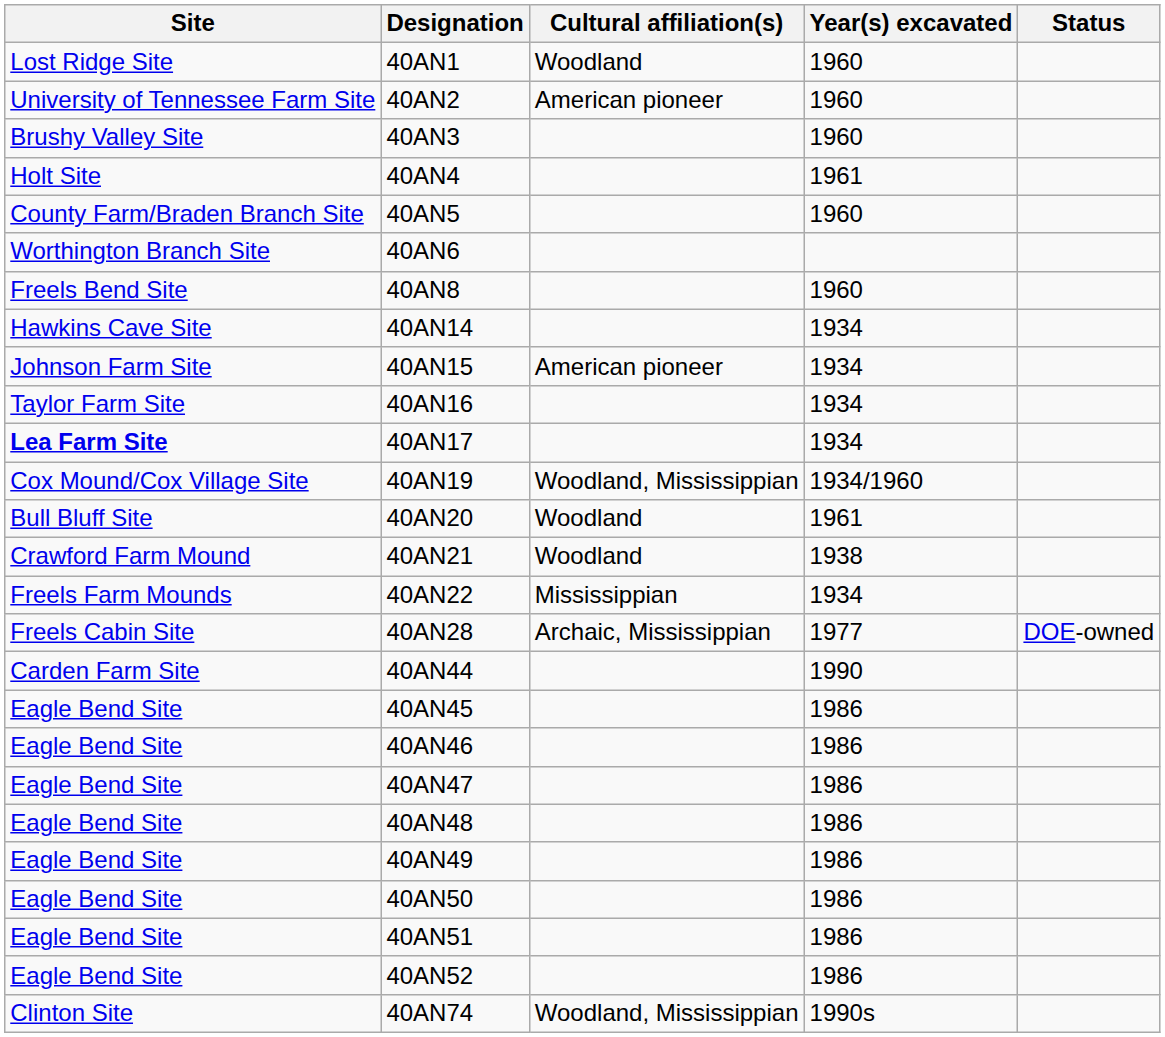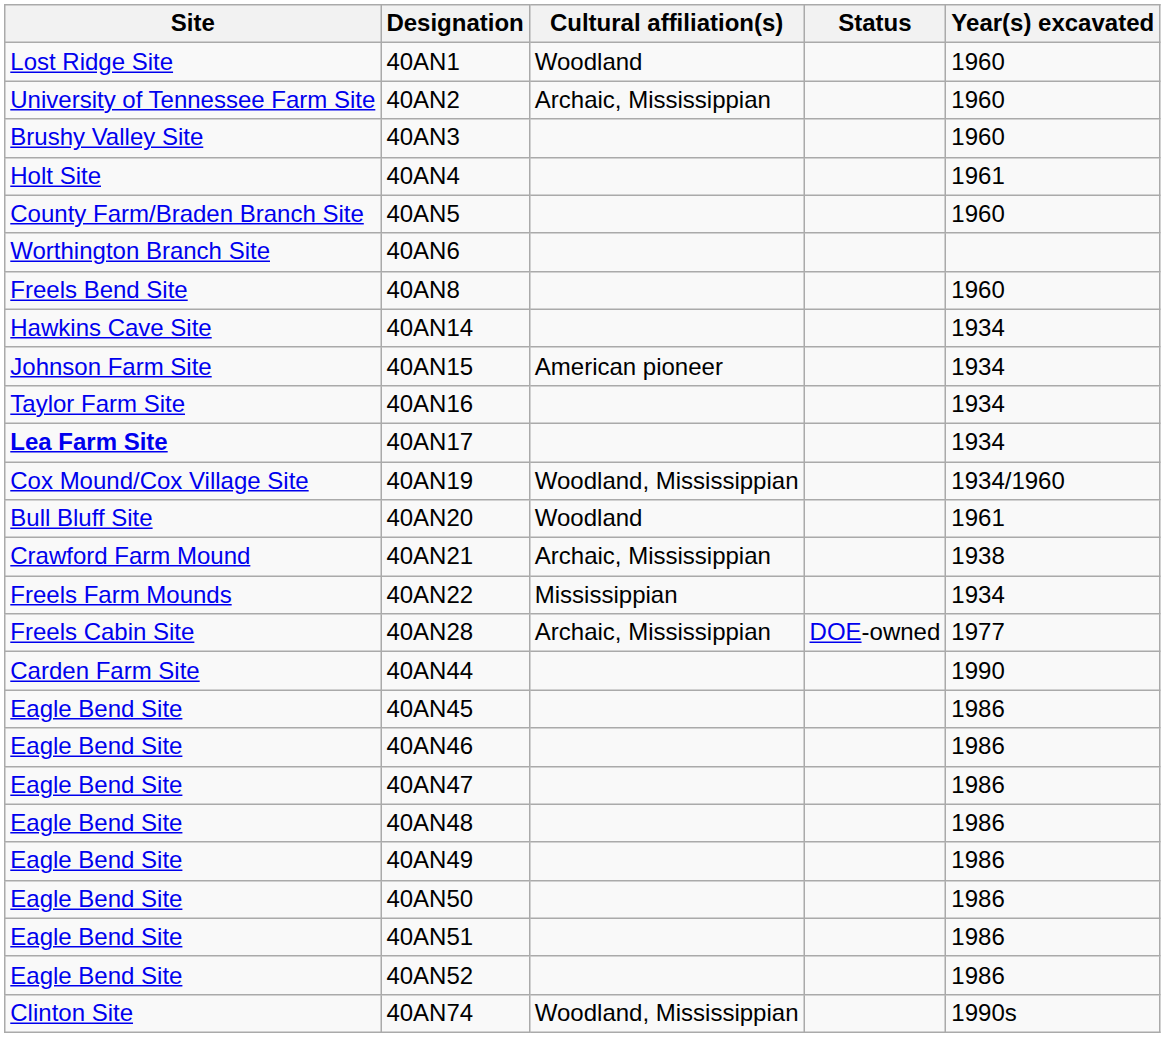columns swapped: (911, 23) <-> (1089, 23)
(629, 99) American pioneer -> (653, 99) Archaic, Mississippian
(589, 556) Woodland -> (653, 556) Archaic, Mississippian
